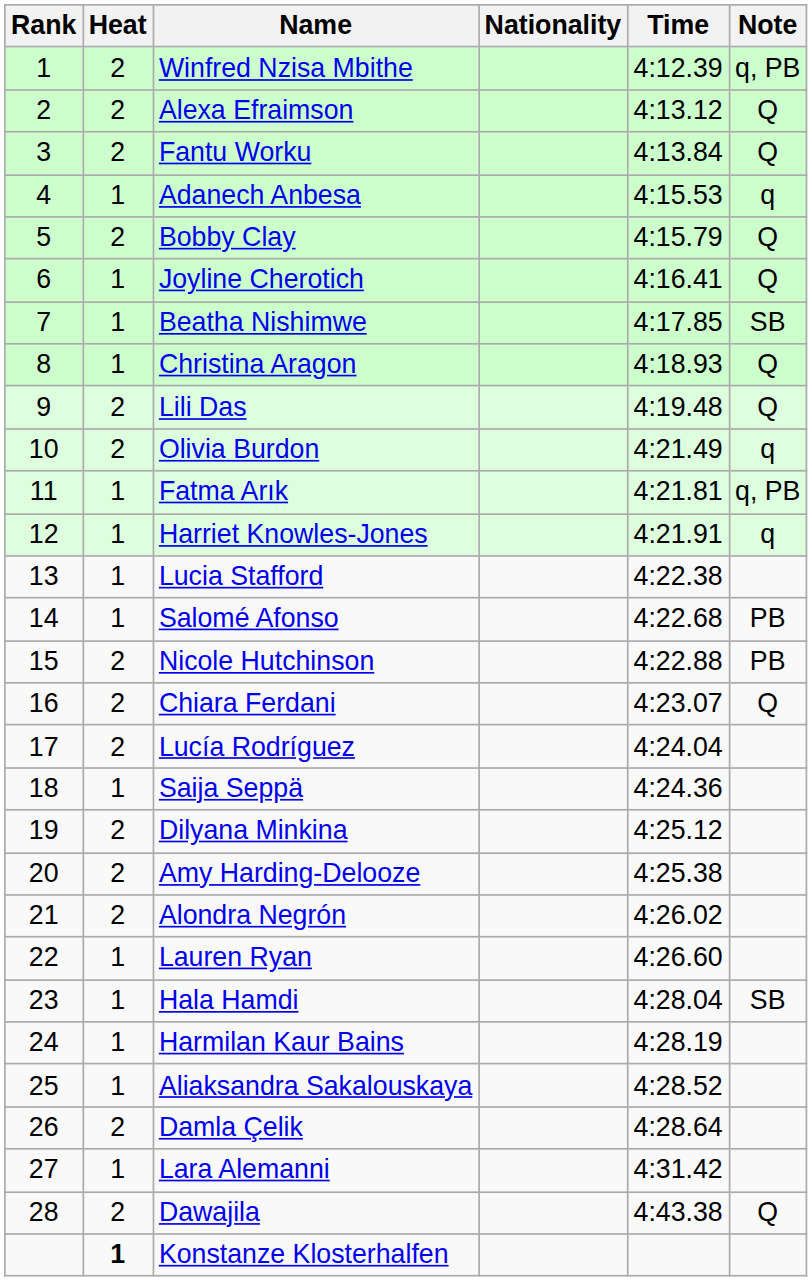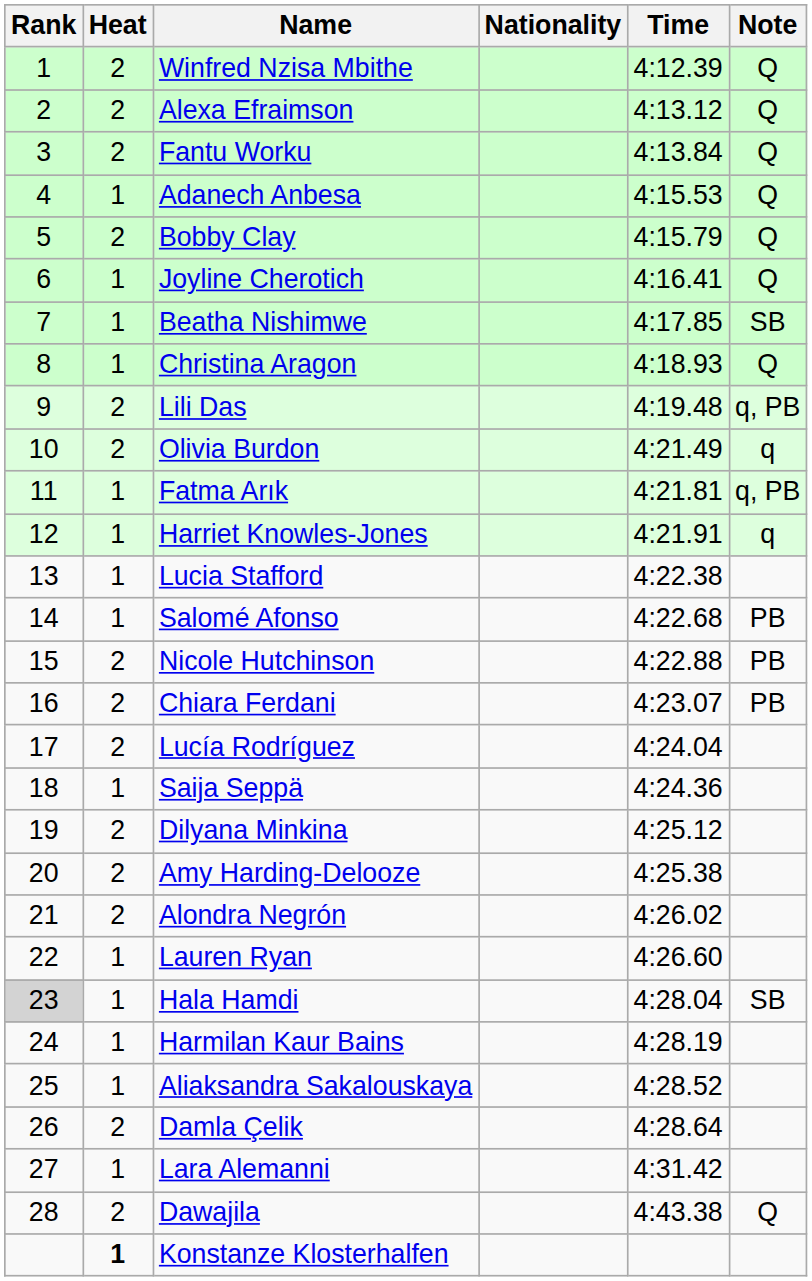(768, 68) q, PB -> (768, 68) Q
(768, 195) q -> (768, 195) Q
(768, 407) Q -> (768, 407) q, PB
(768, 703) Q -> (768, 703) PB
(44, 1000) no background -> (44, 1000) lightgrey background
